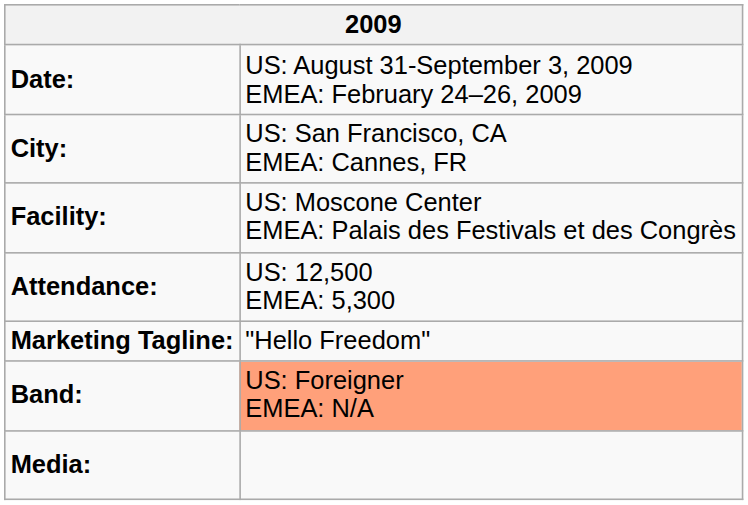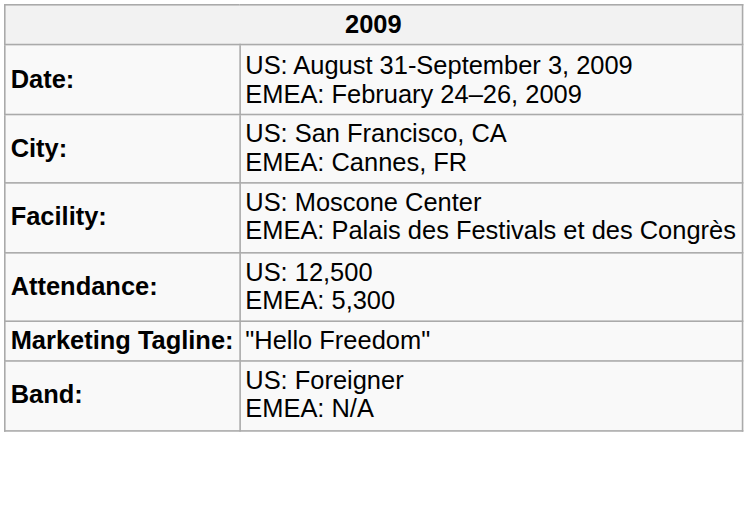(324, 395) lightsalmon background -> (324, 395) no background
- row: (51, 464)
